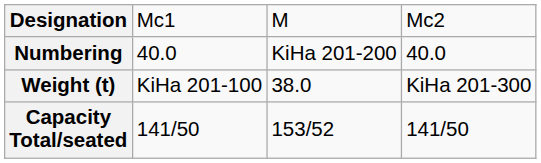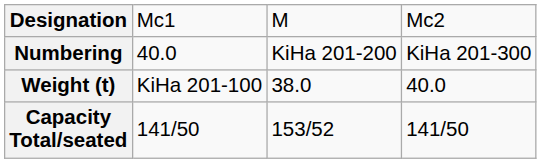(426, 53) 40.0 -> (469, 53) KiHa 201-300
(469, 85) KiHa 201-300 -> (426, 85) 40.0
